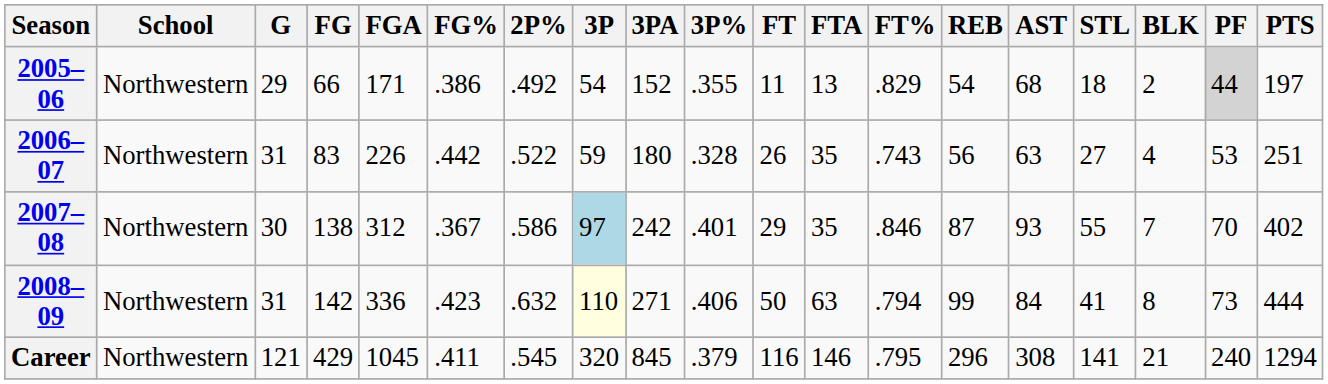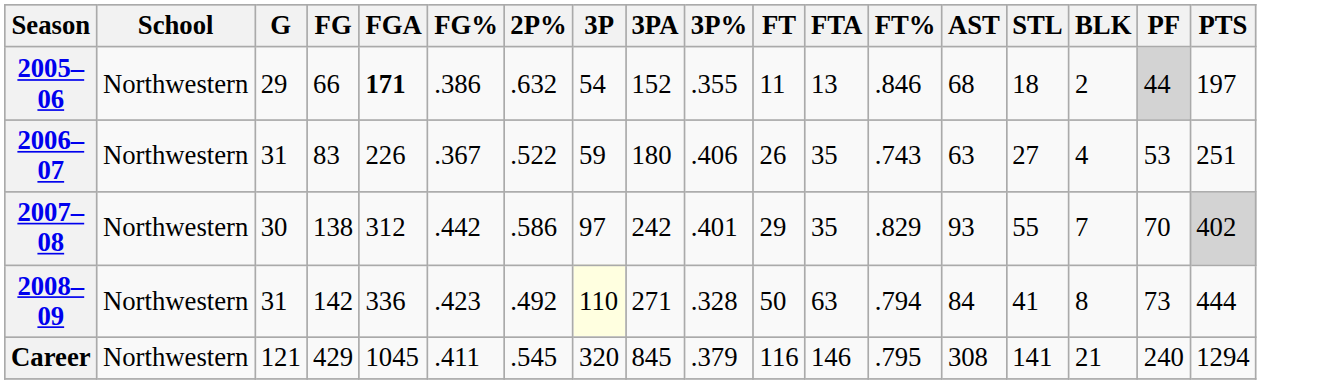- column: (975, 25)
(386, 83) normal -> (386, 83) bold
(534, 83) .492 -> (534, 83) .632
(898, 83) .829 -> (898, 83) .846
(458, 155) .442 -> (458, 155) .367
(714, 155) .328 -> (714, 155) .406
(458, 227) .367 -> (458, 227) .442
(592, 227) lightblue background -> (592, 227) no background
(898, 227) .846 -> (898, 227) .829
(1283, 227) no background -> (1216, 227) lightgrey background
(534, 300) .632 -> (534, 300) .492
(714, 300) .406 -> (714, 300) .328
